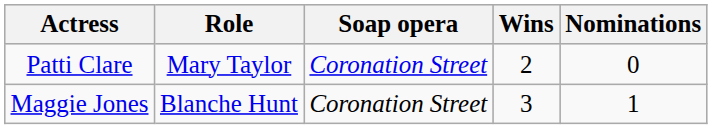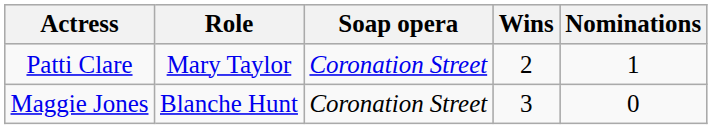(633, 63) 0 -> (633, 63) 1
(633, 103) 1 -> (633, 103) 0
